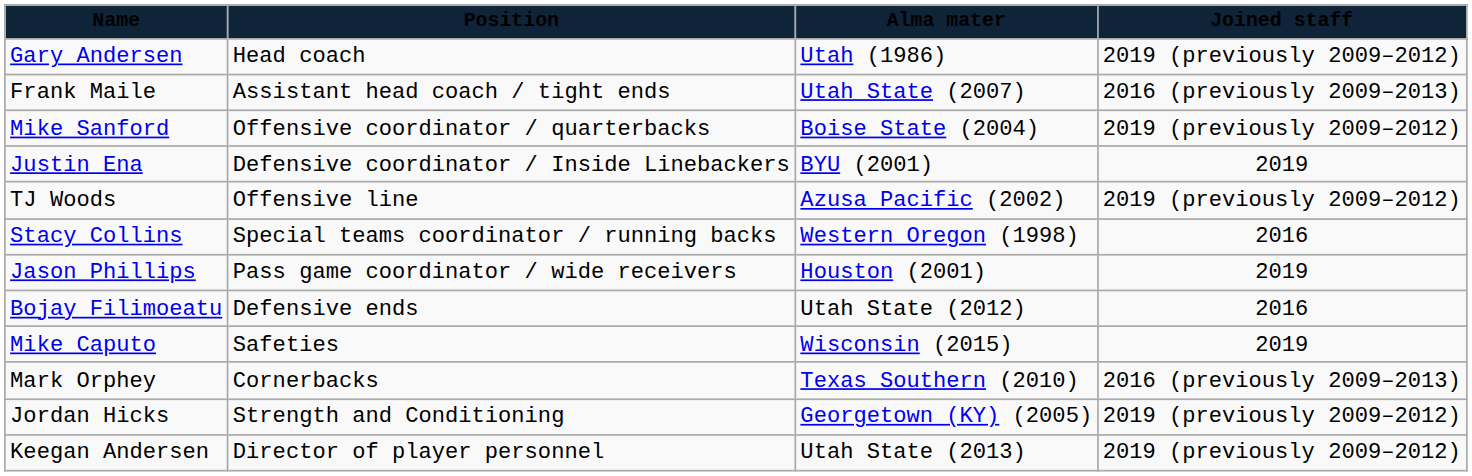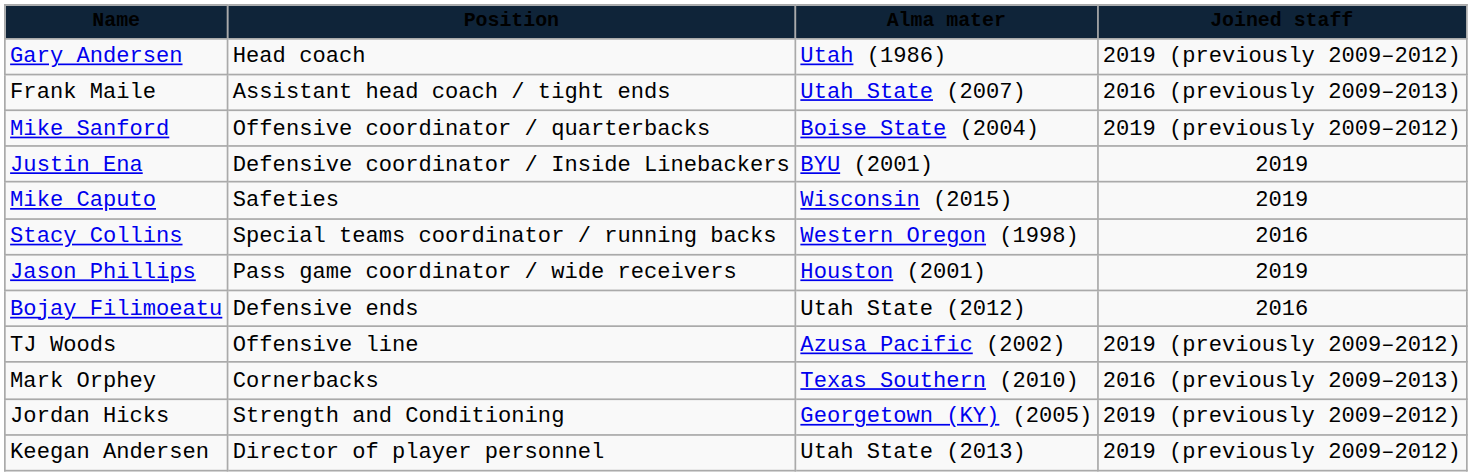rows swapped: (63, 200) <-> (83, 344)
